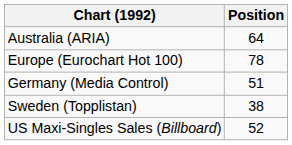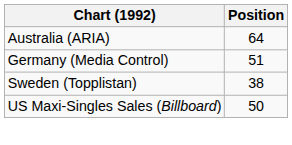- row: (95, 60)
(256, 128) 52 -> (256, 106) 50
